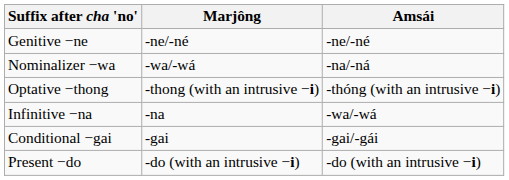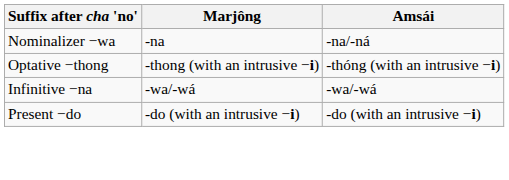- row: (48, 41)
(170, 65) -wa/-wá -> (155, 41) -na
(155, 114) -na -> (170, 89) -wa/-wá
- row: (60, 138)
